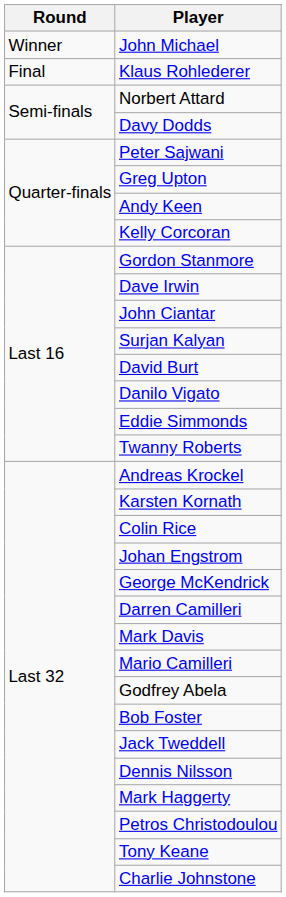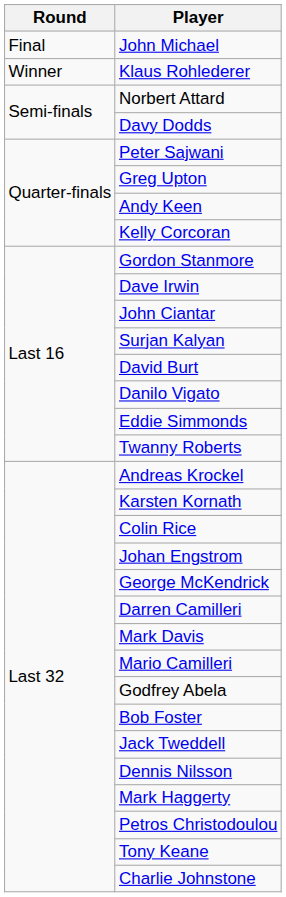(35, 44) Winner -> (27, 44) Final
(27, 71) Final -> (35, 71) Winner
